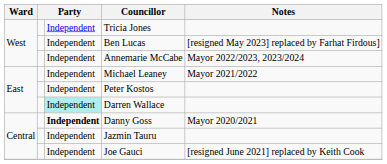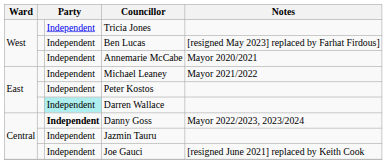(246, 58) Mayor 2022/2023, 2023/2024 -> (222, 58) Mayor 2020/2021
(222, 120) Mayor 2020/2021 -> (246, 120) Mayor 2022/2023, 2023/2024
